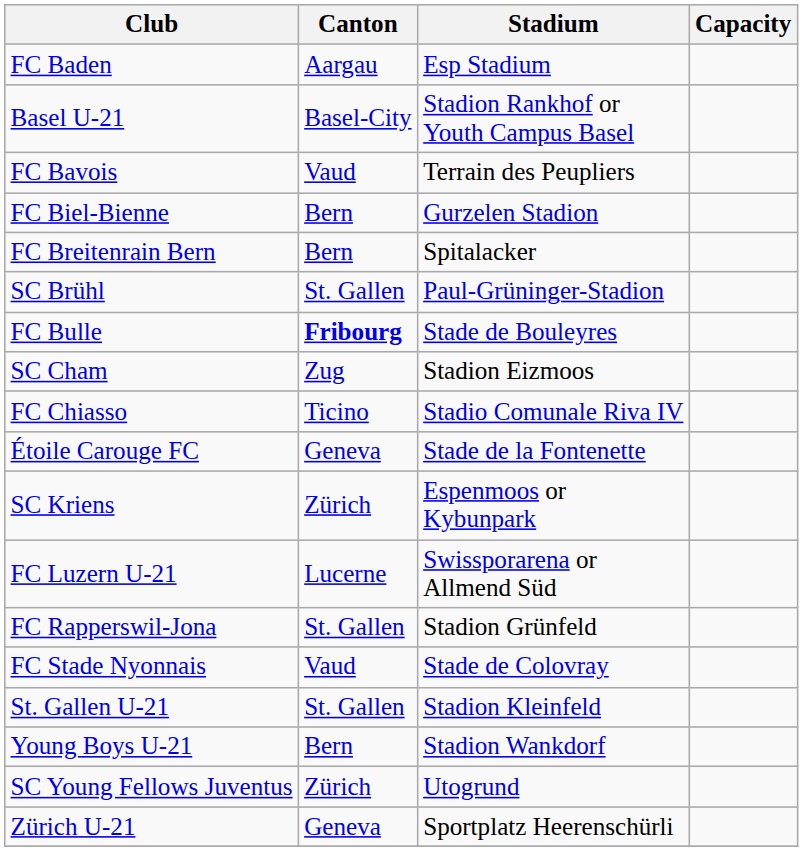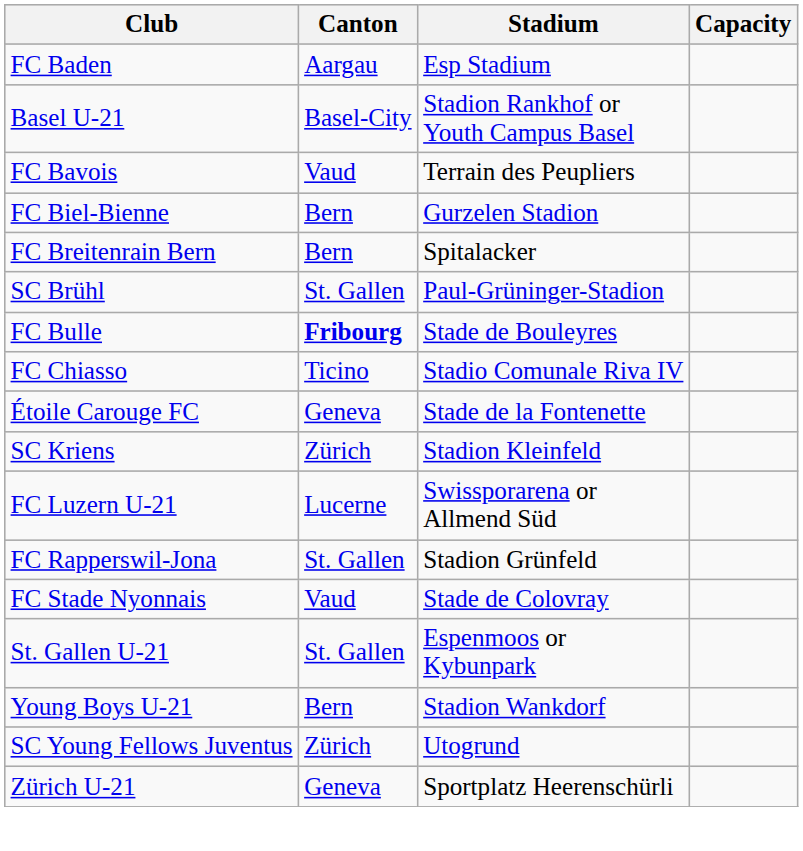- row: (59, 371)
(495, 505) Espenmoos or Kybunpark -> (512, 451) Stadion Kleinfeld
(512, 706) Stadion Kleinfeld -> (495, 652) Espenmoos or Kybunpark
